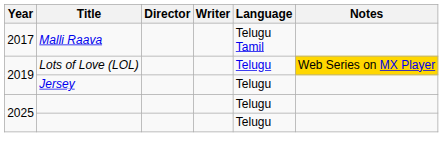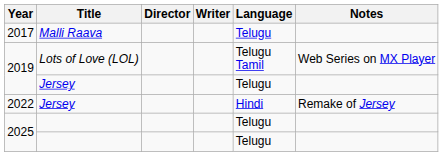(254, 39) Telugu Tamil -> (254, 33) Telugu
(254, 65) Telugu -> (254, 58) Telugu Tamil
(367, 65) gold background -> (367, 58) no background
+ row: (20, 103)
